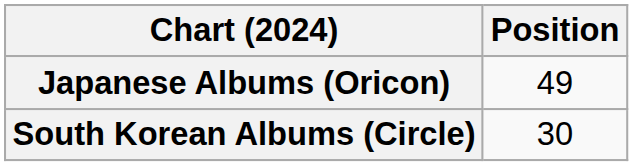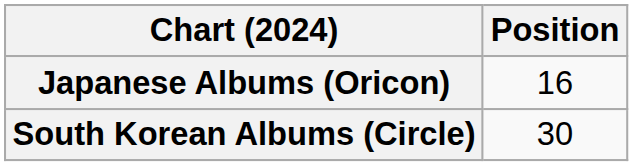(555, 82) 49 -> (555, 82) 16
